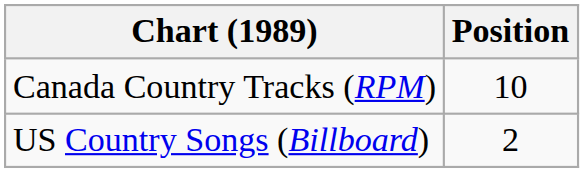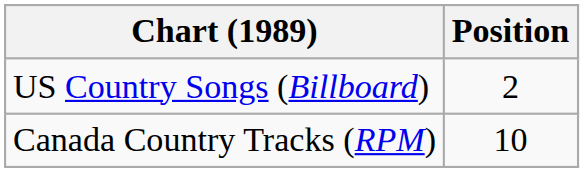rows swapped: (224, 85) <-> (221, 139)
